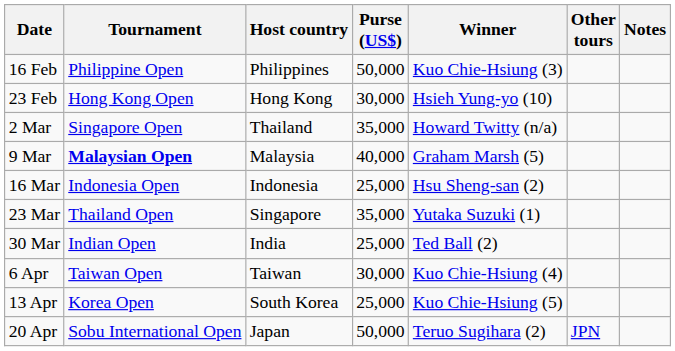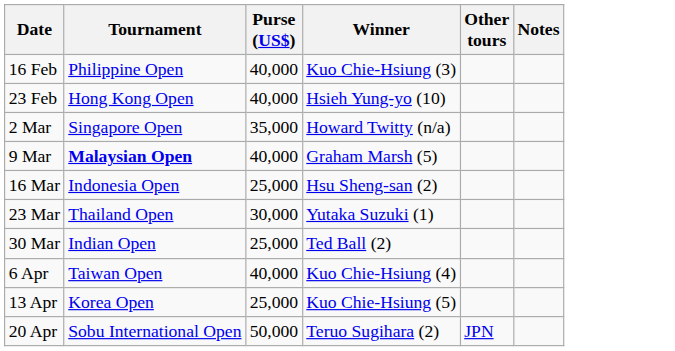- column: (299, 29)
(380, 69) 50,000 -> (274, 69) 40,000
(380, 98) 30,000 -> (274, 98) 40,000
(380, 214) 35,000 -> (274, 214) 30,000
(380, 272) 30,000 -> (274, 272) 40,000
